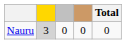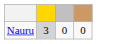- column: (107, 13)
